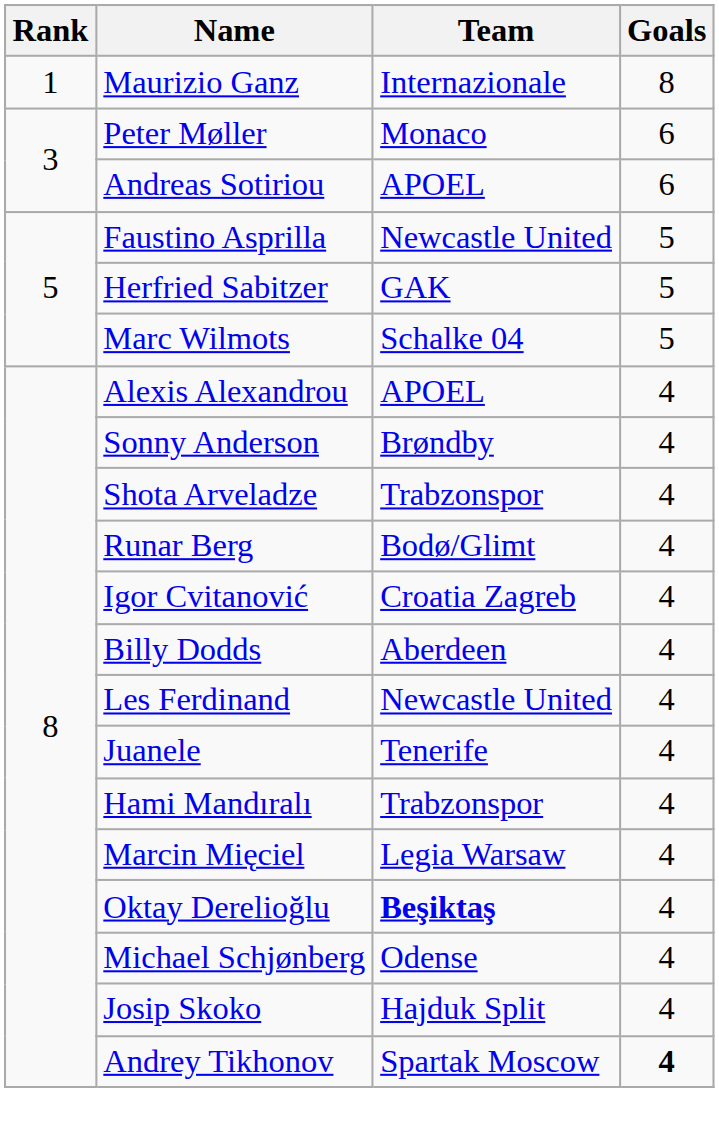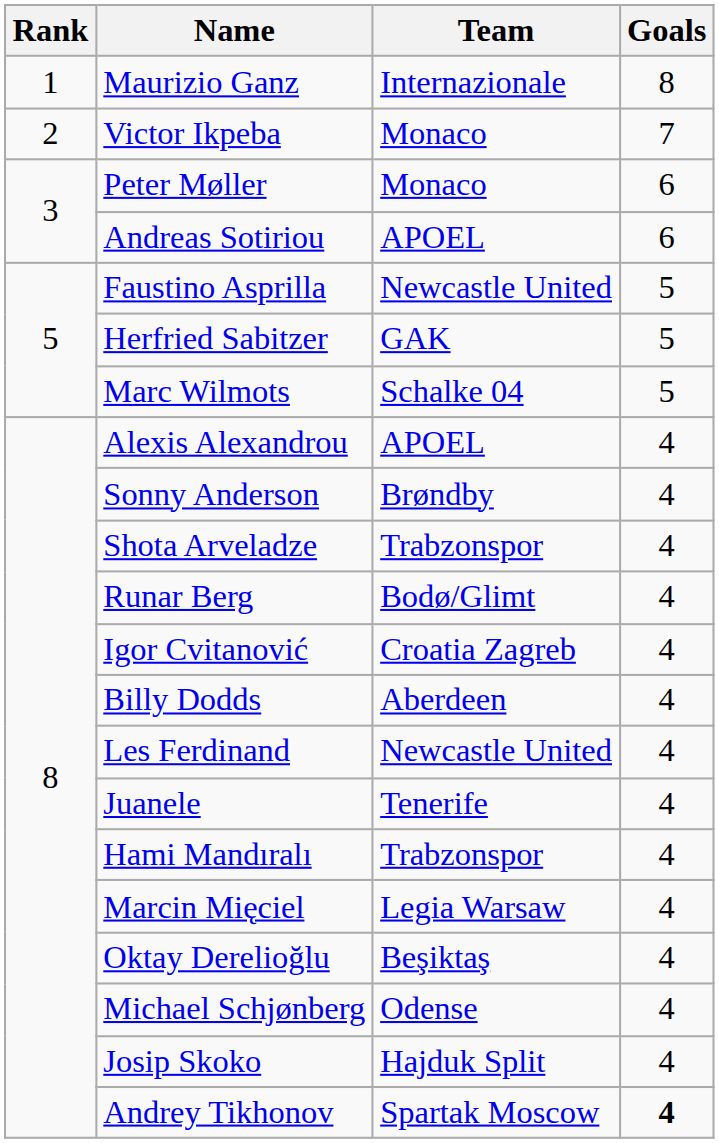+ row: (192, 133)
(438, 905) bold -> (435, 957) normal
